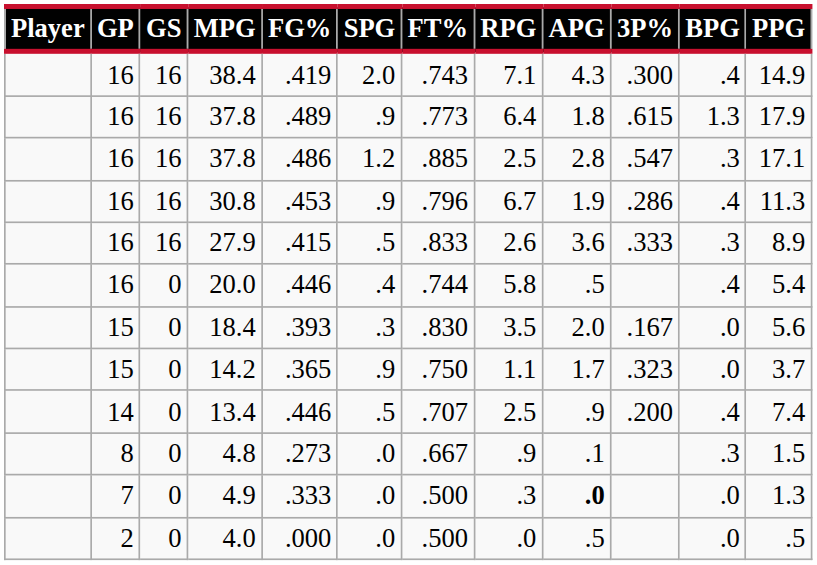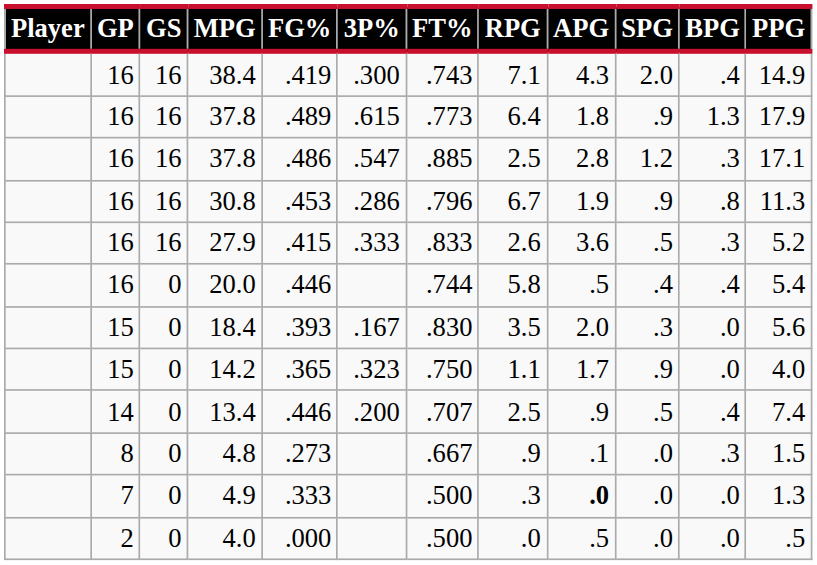columns swapped: (645, 28) <-> (369, 28)
(730, 200) .4 -> (730, 200) .8
(789, 242) 8.9 -> (789, 242) 5.2
(789, 369) 3.7 -> (789, 369) 4.0
